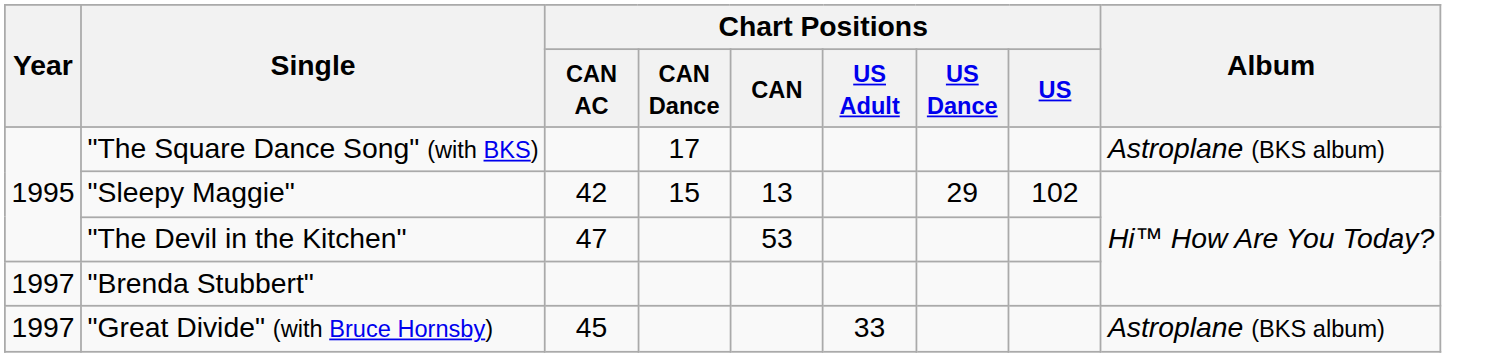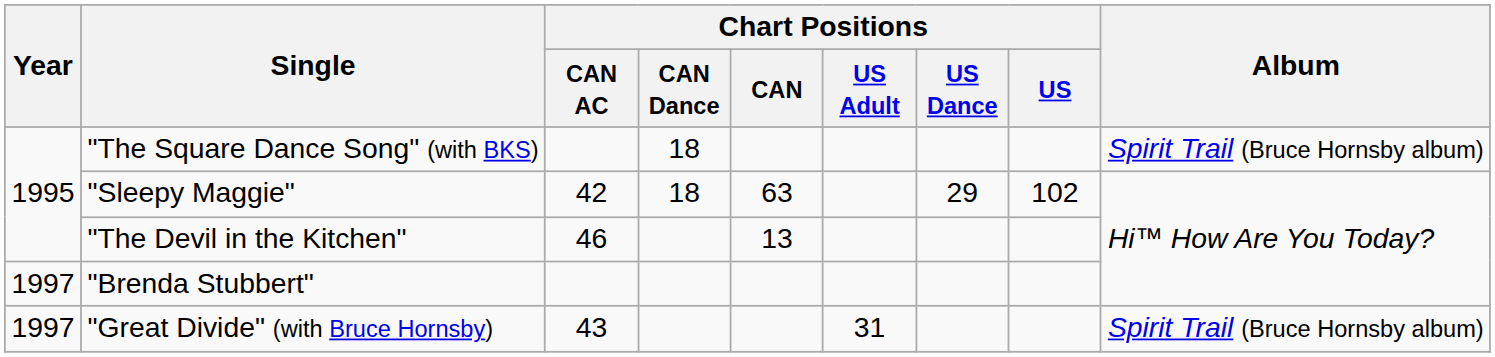(684, 148) 17 -> (684, 148) 18
(1246, 148) Astroplane (BKS album) -> (1296, 148) Spirit Trail (Bruce Hornsby album)
(684, 193) 15 -> (684, 193) 18
(777, 193) 13 -> (777, 193) 63
(591, 238) 47 -> (591, 238) 46
(777, 238) 53 -> (777, 238) 13
(591, 328) 45 -> (591, 328) 43
(870, 328) 33 -> (870, 328) 31
(1246, 328) Astroplane (BKS album) -> (1296, 328) Spirit Trail (Bruce Hornsby album)
